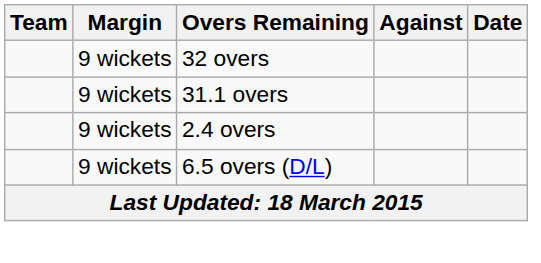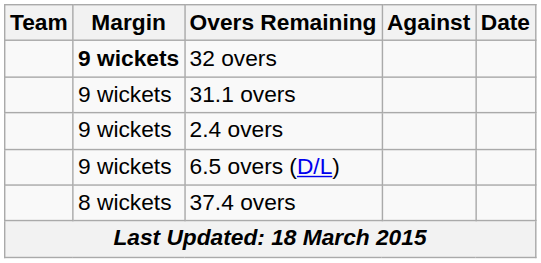(125, 58) normal -> (129, 58) bold
+ row: (243, 202)
